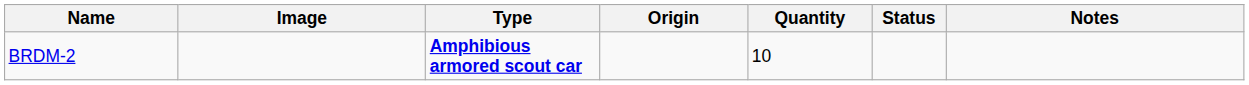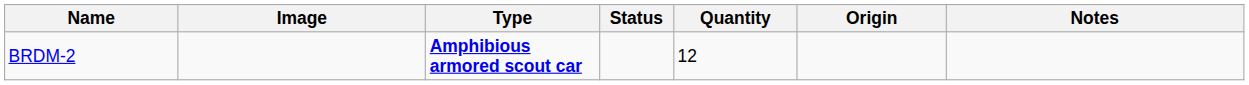columns swapped: (674, 18) <-> (909, 18)
(762, 55) 10 -> (687, 55) 12
